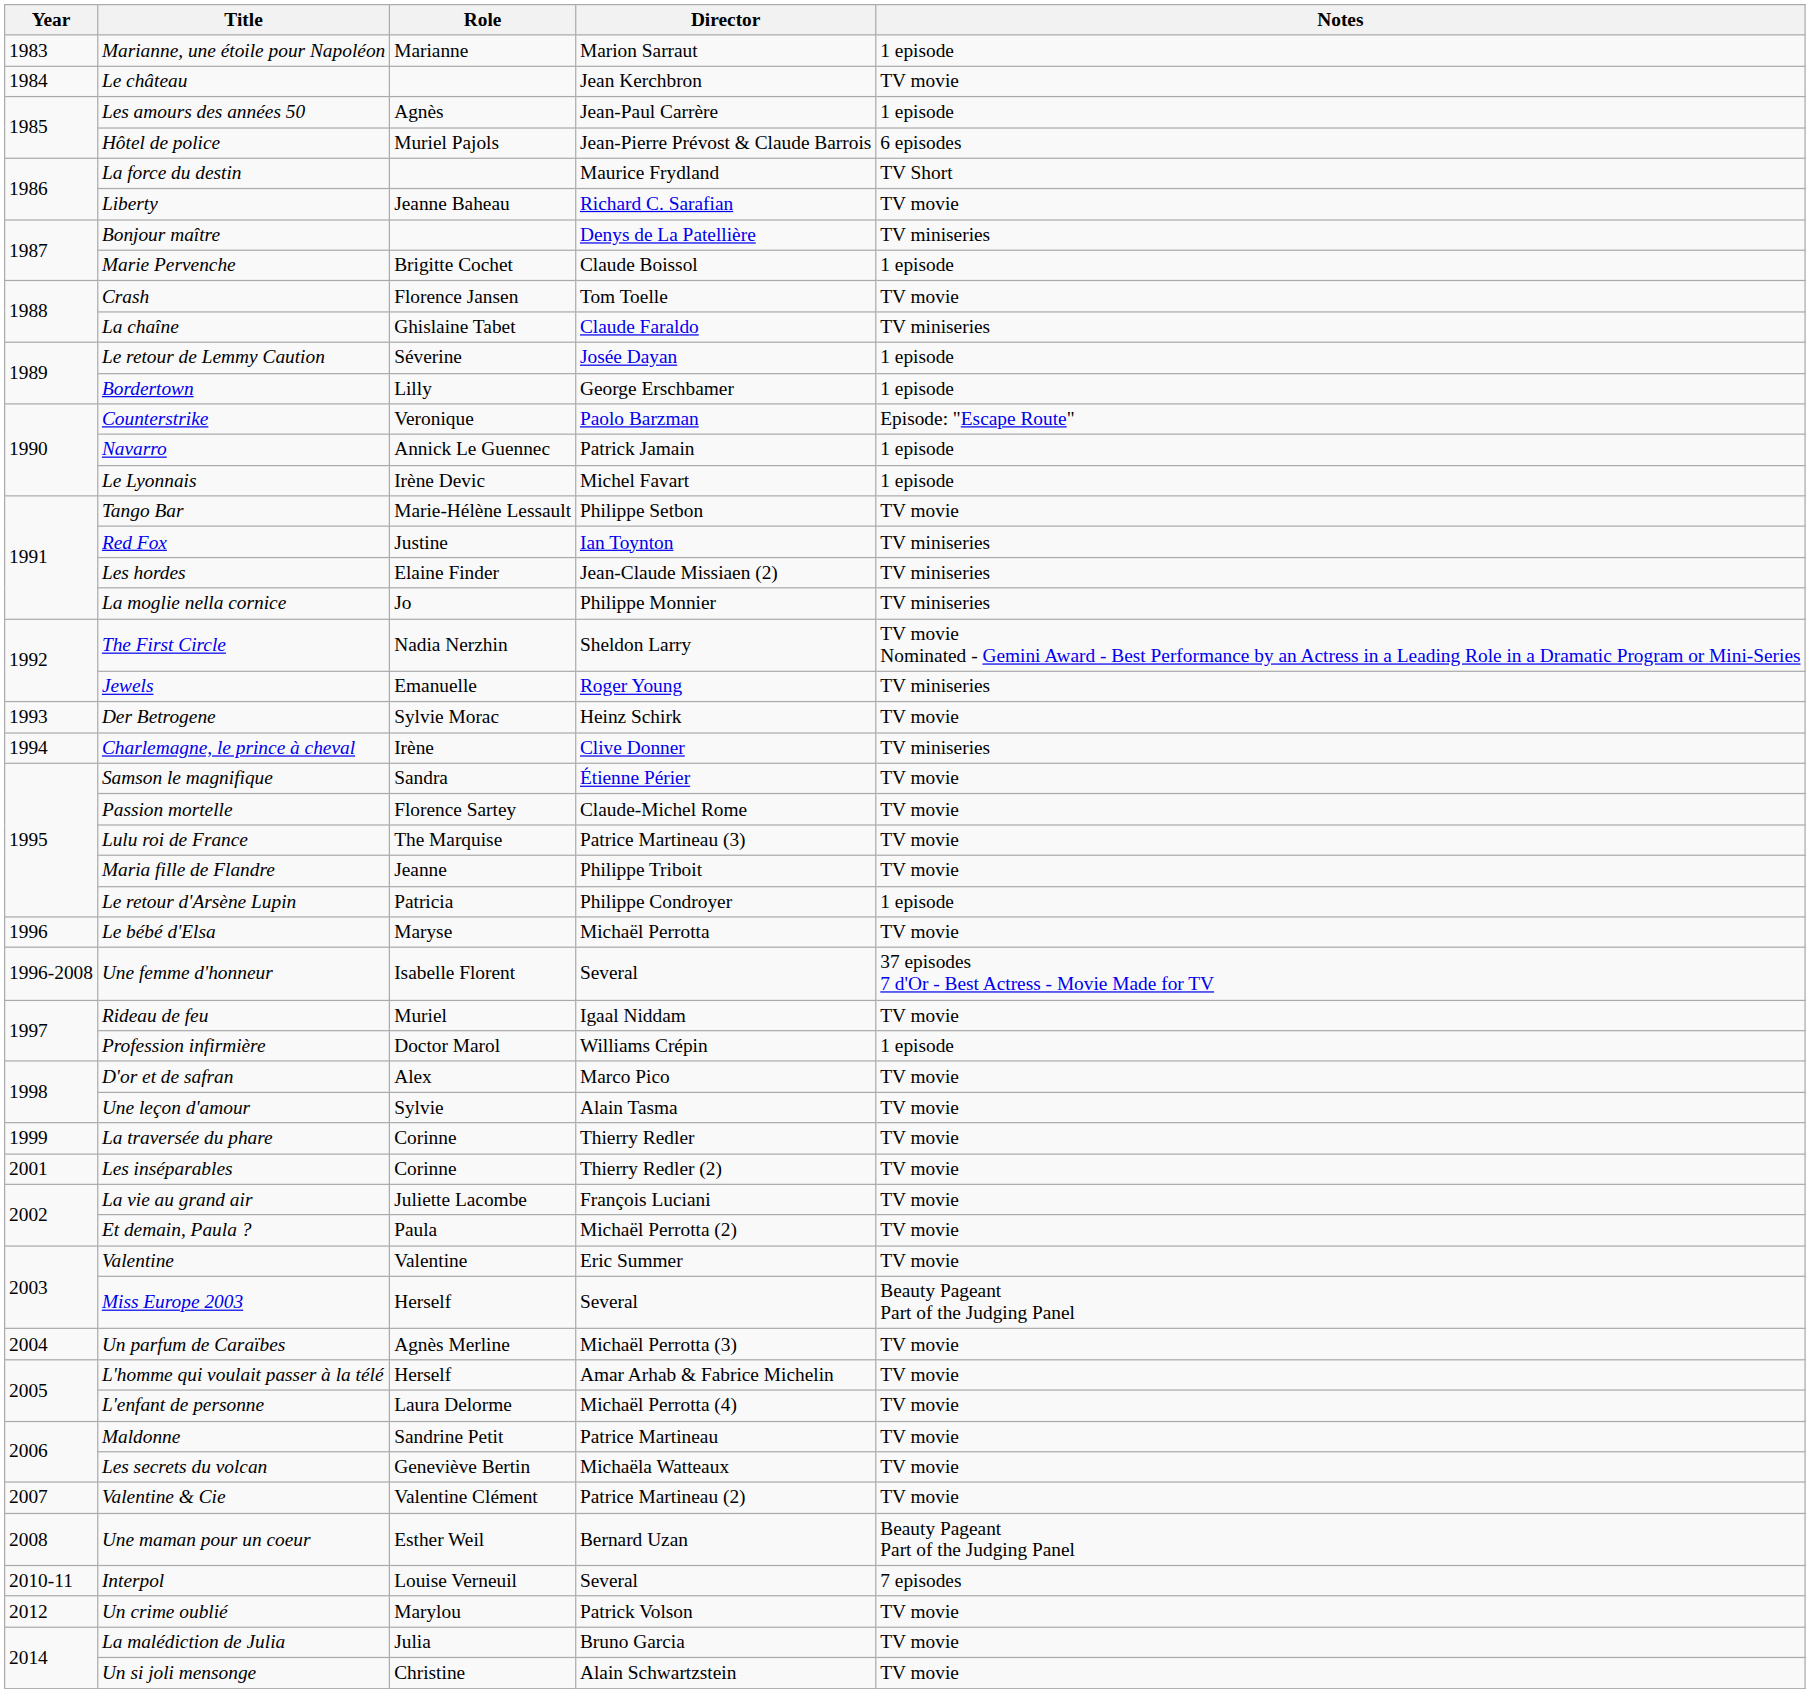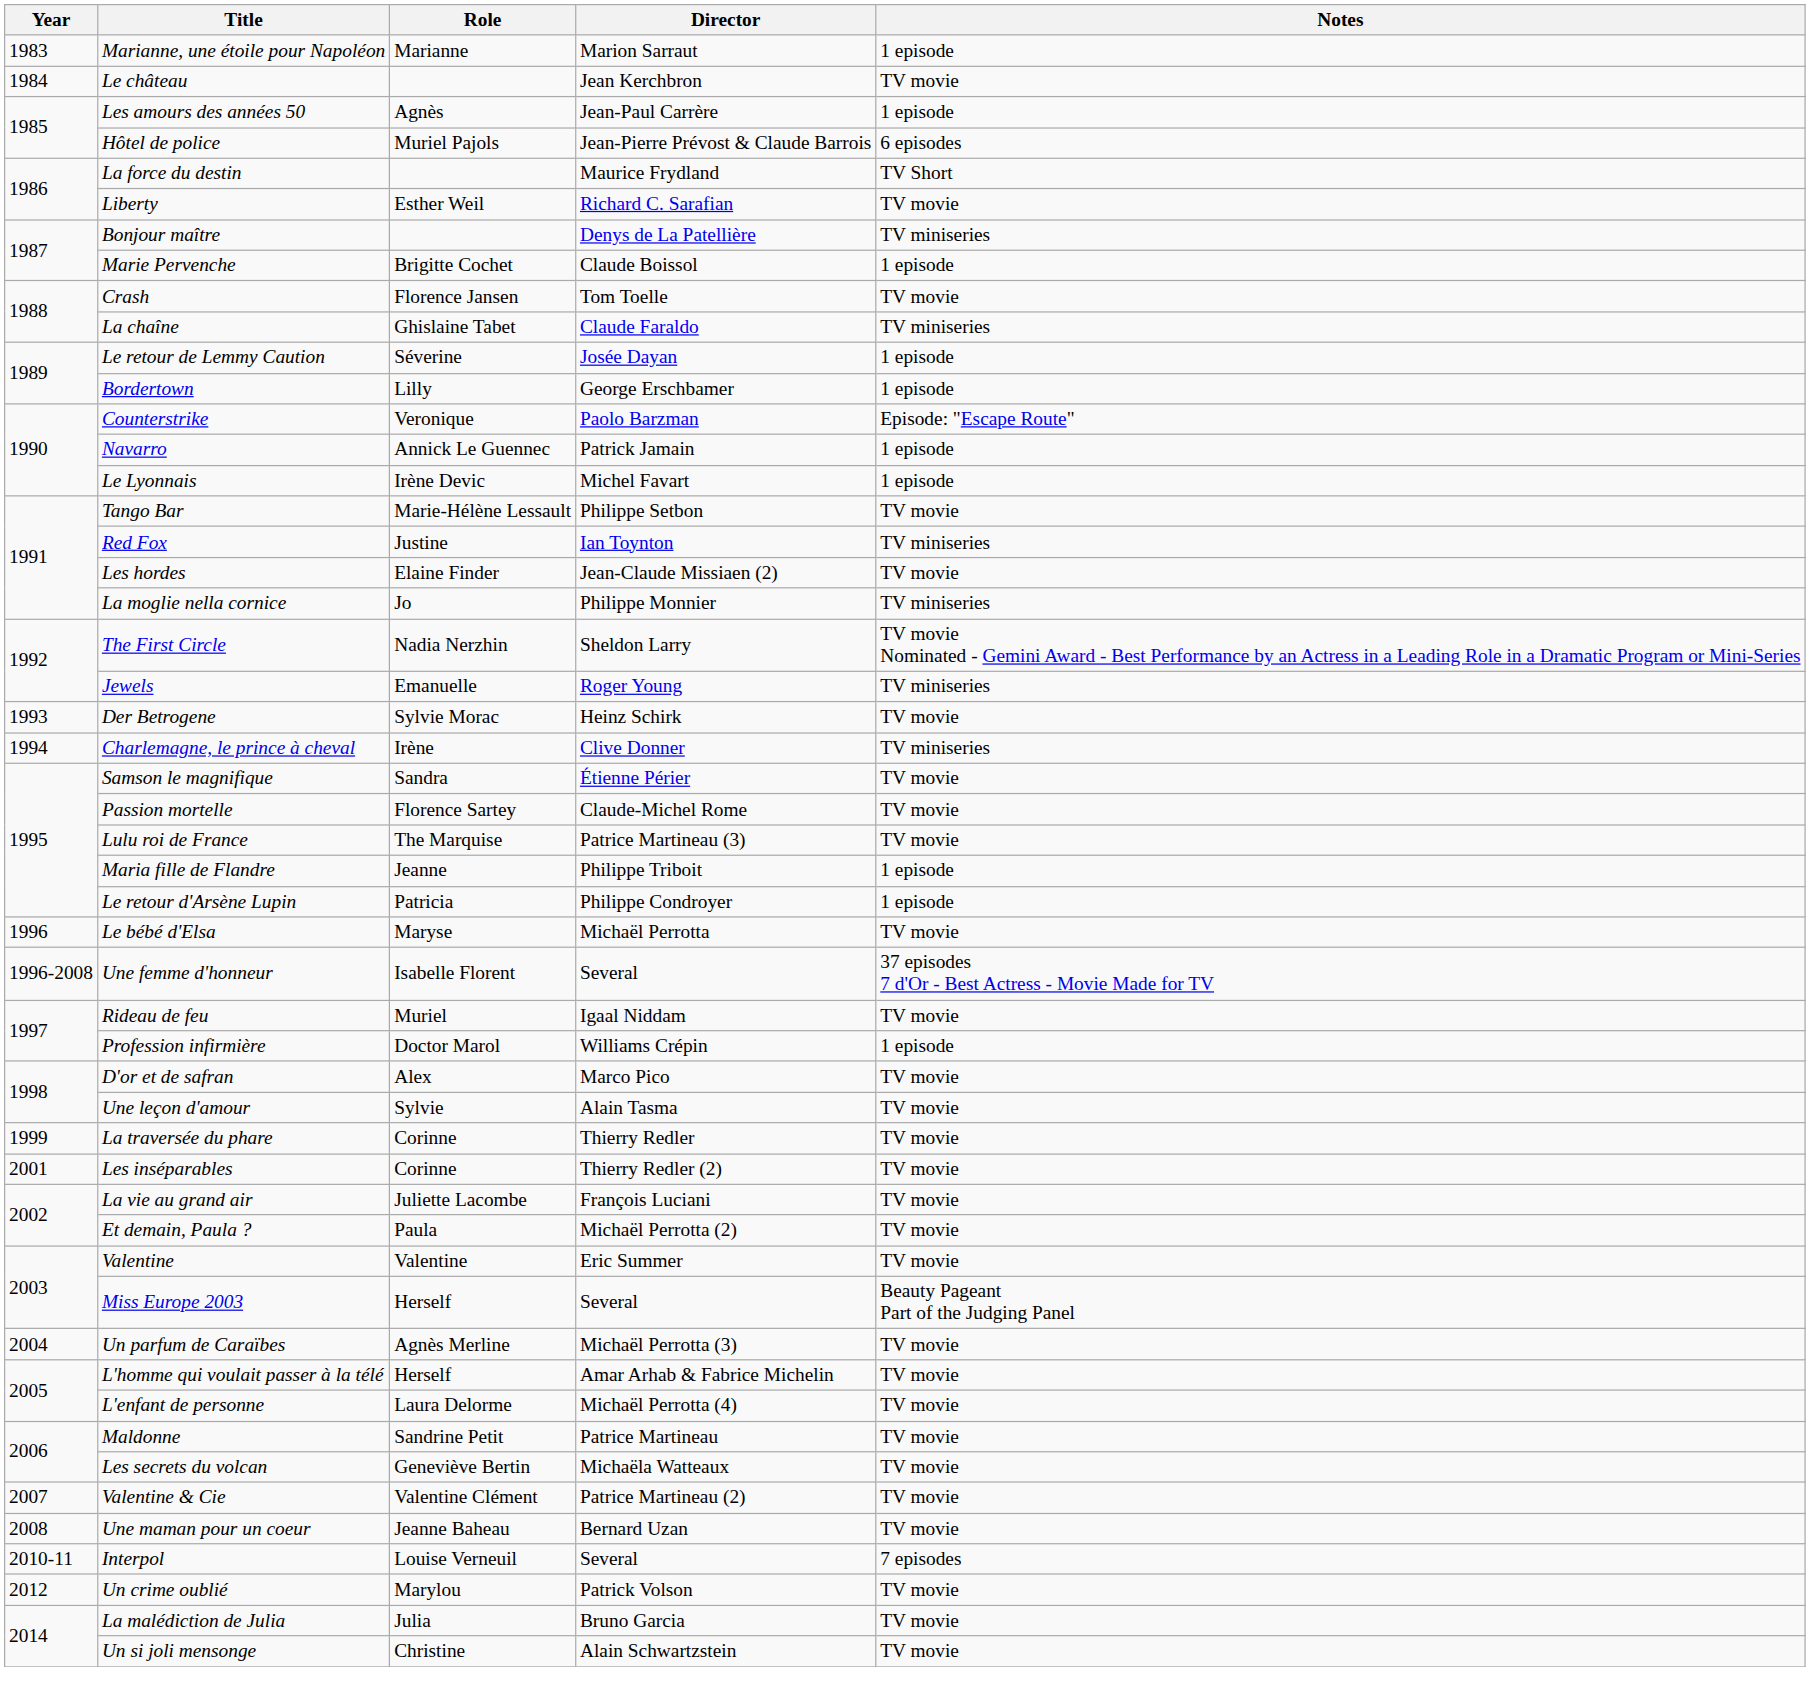(452, 204) Jeanne Baheau -> (439, 204) Esther Weil
(935, 572) TV miniseries -> (920, 572) TV movie
(920, 870) TV movie -> (917, 870) 1 episode
(439, 1539) Esther Weil -> (452, 1528) Jeanne Baheau
(978, 1539) Beauty Pageant Part of the Judging Panel -> (920, 1528) TV movie
